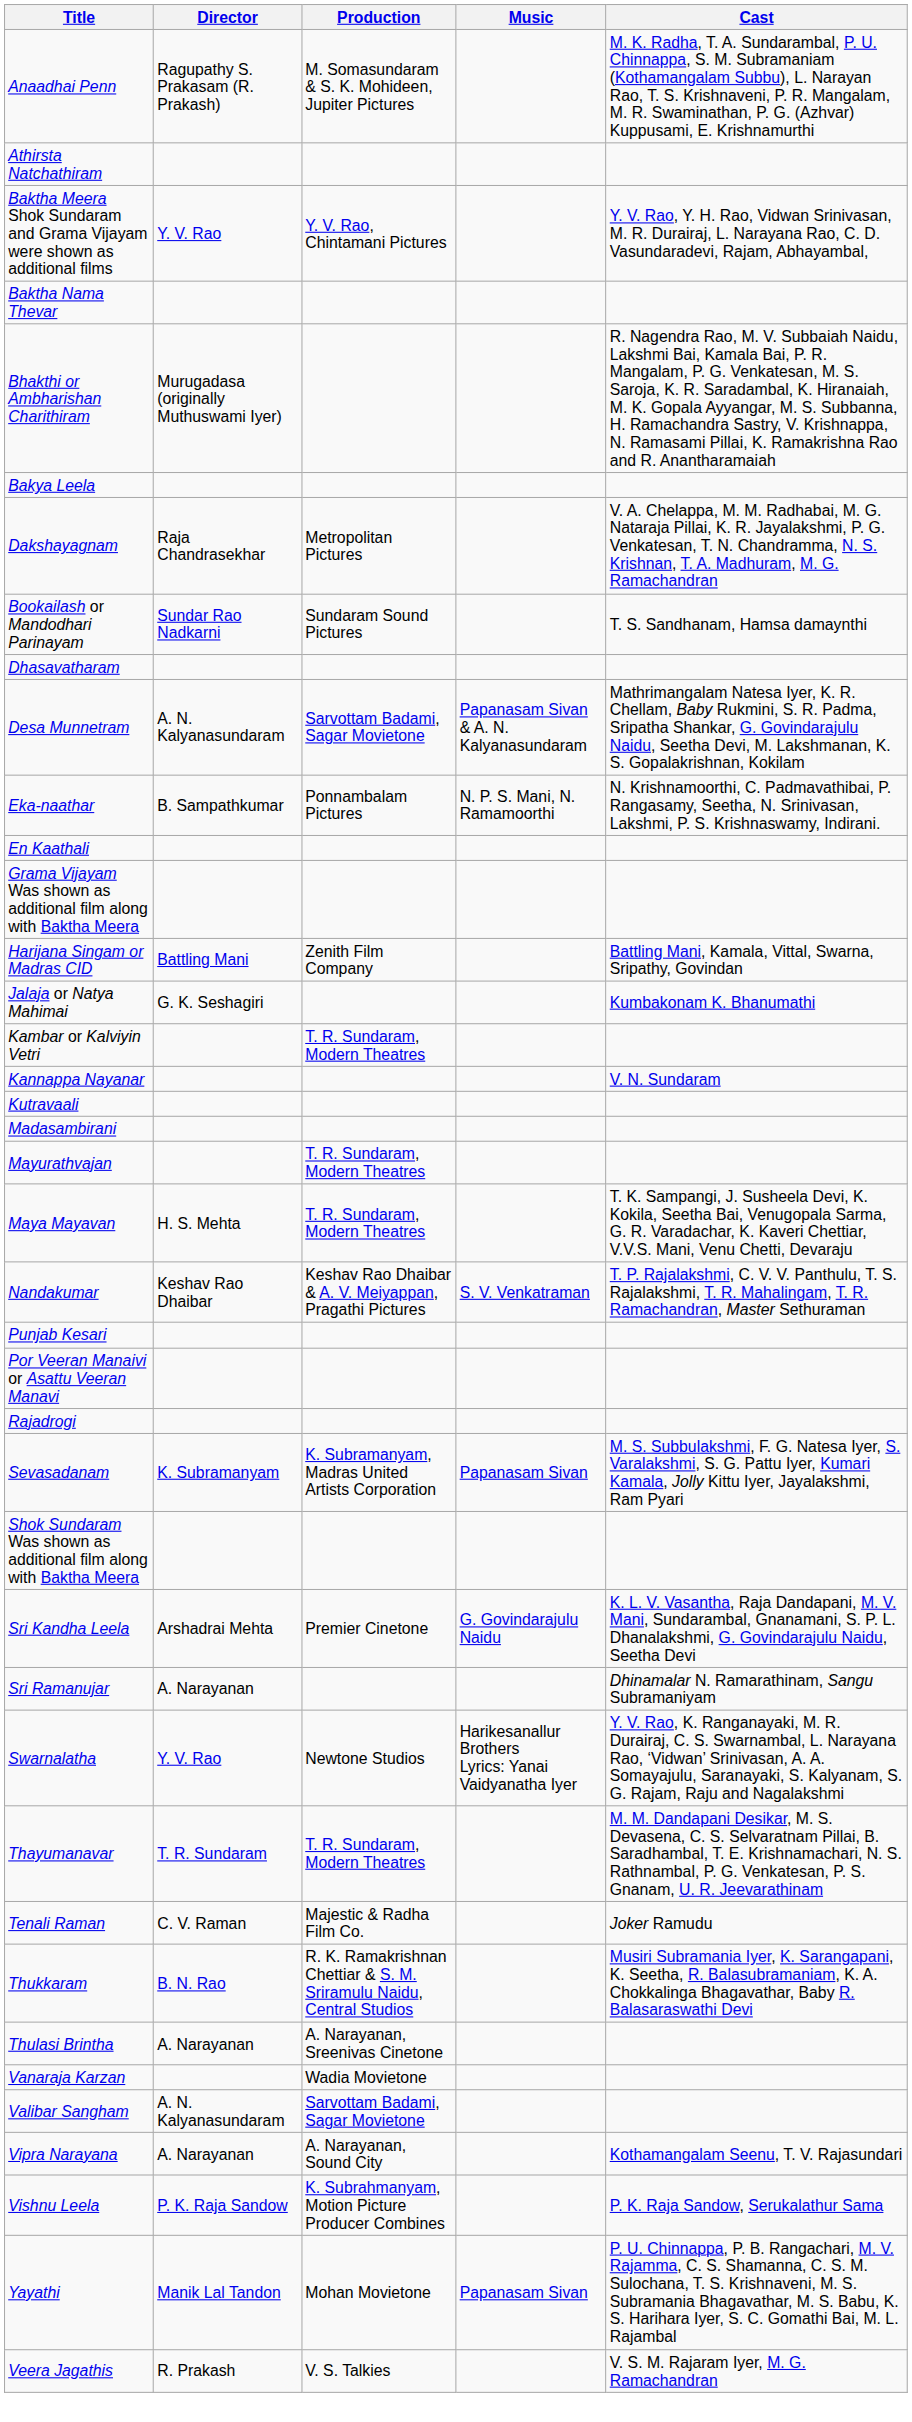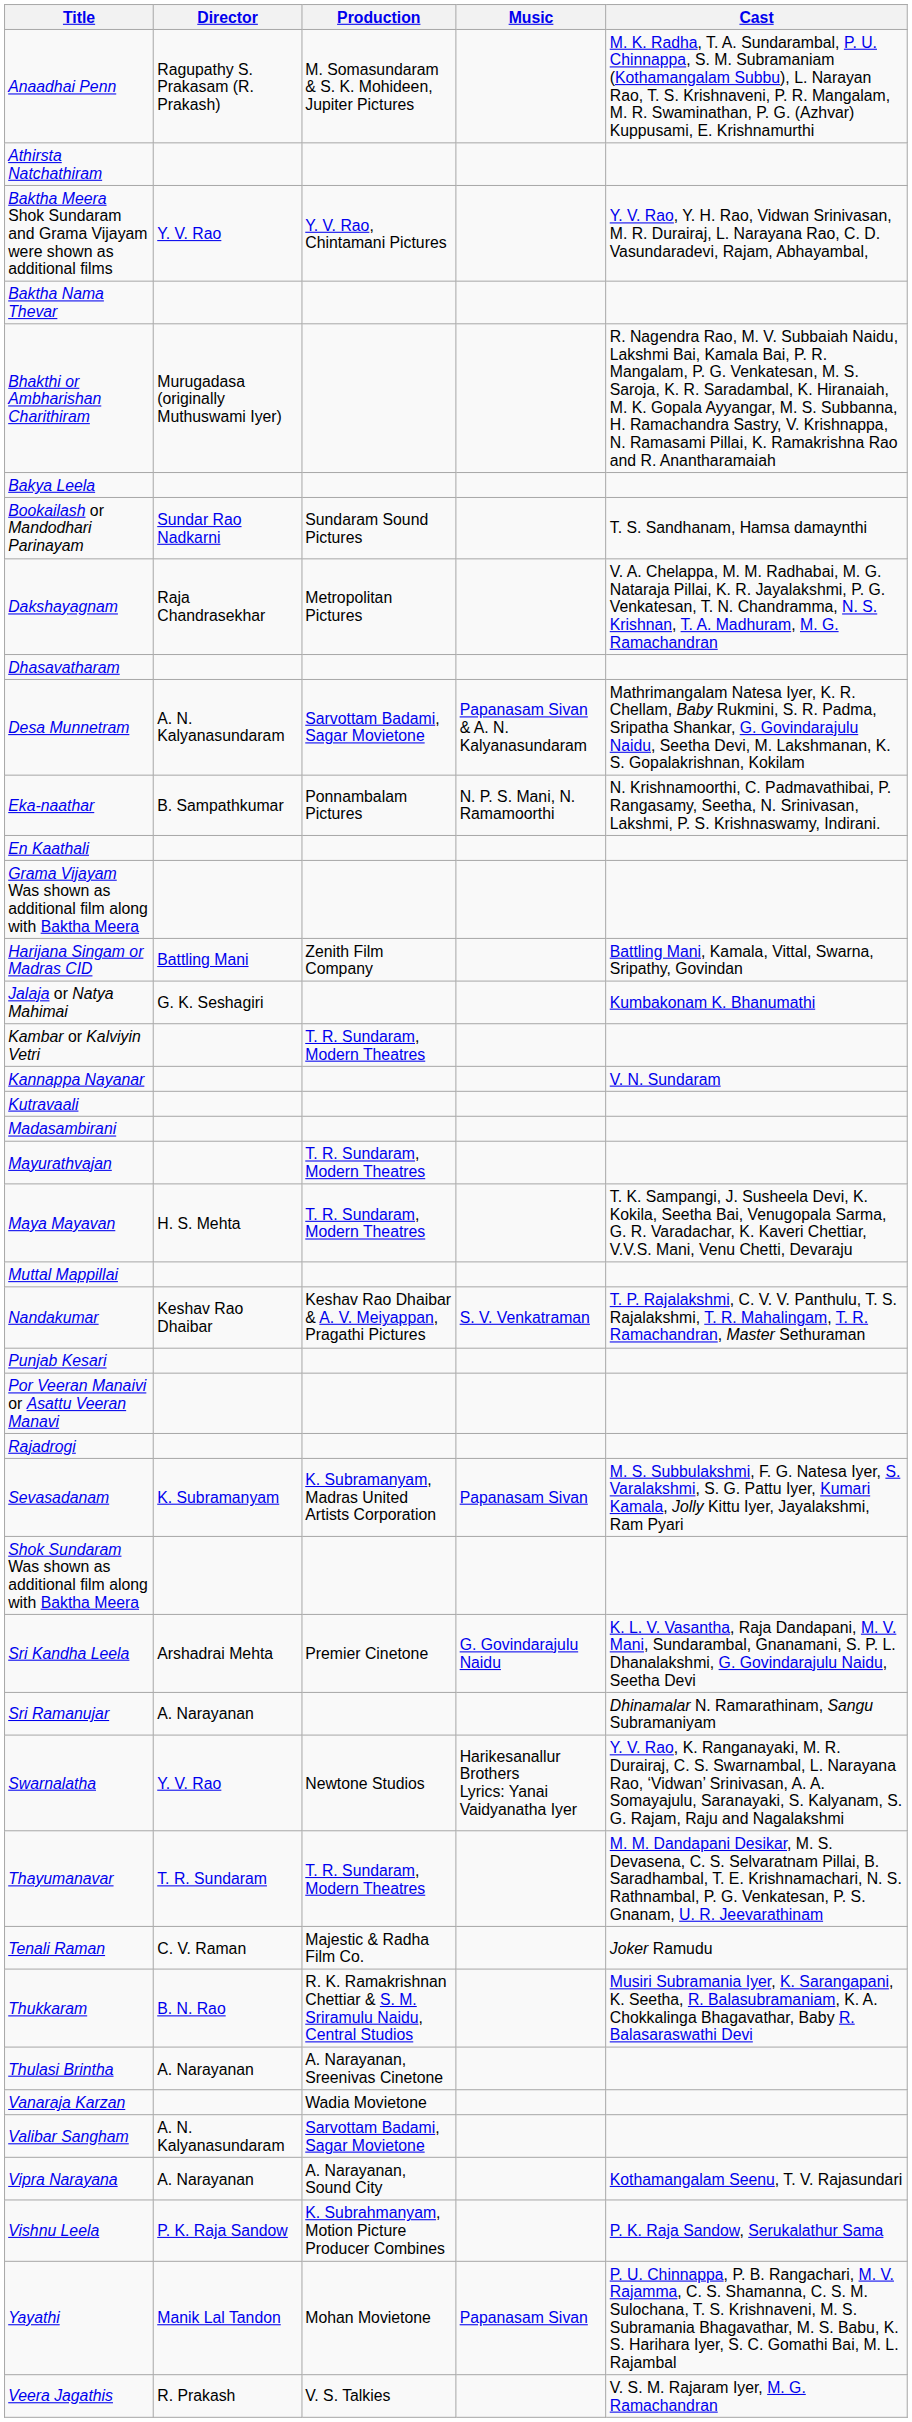rows swapped: (56, 624) <-> (63, 546)
+ row: (63, 1275)
